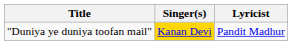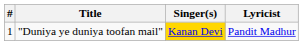+ column: (10, 13)
